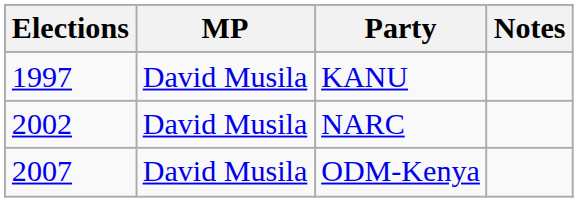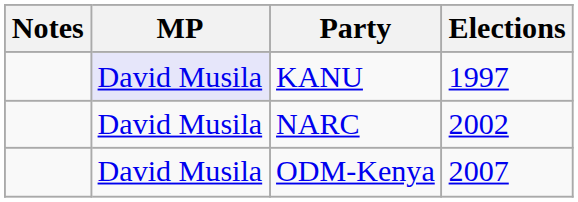columns swapped: (70, 28) <-> (530, 28)
(225, 76) no background -> (180, 76) lavender background
